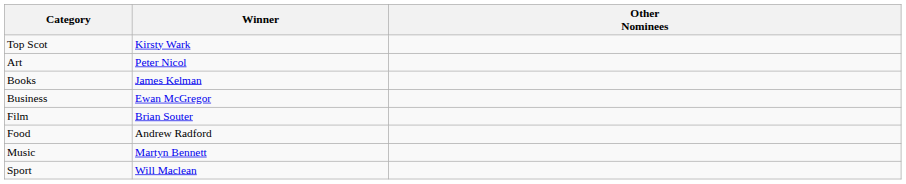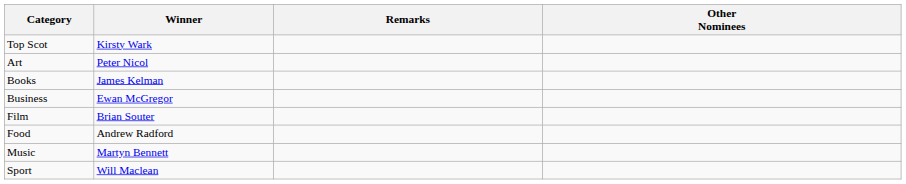+ column: (408, 19)
